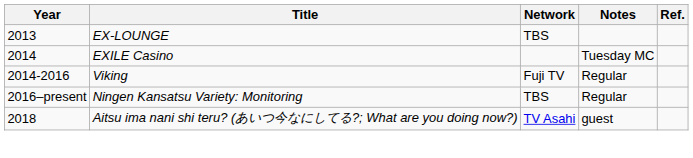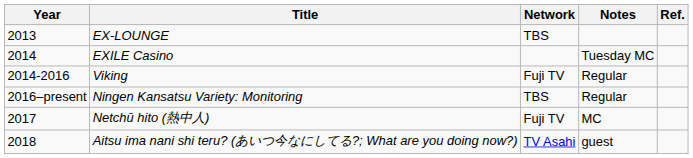+ row: (151, 118)
